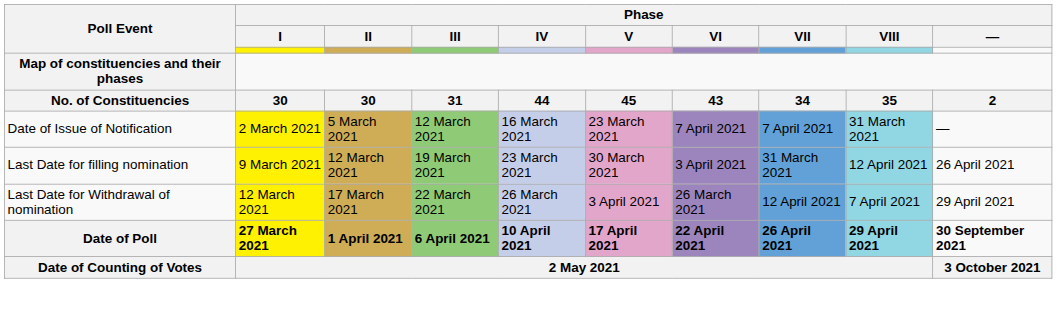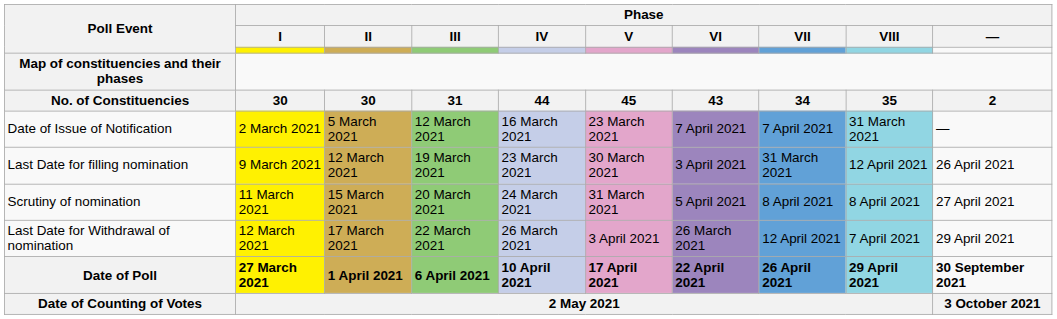+ row: (74, 202)
